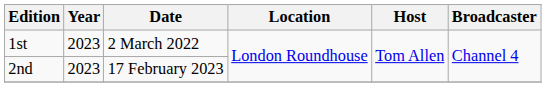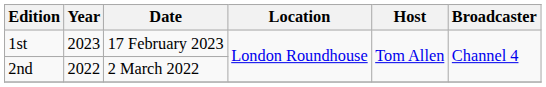(153, 43) 2 March 2022 -> (166, 43) 17 February 2023
(84, 69) 2023 -> (84, 69) 2022
(166, 69) 17 February 2023 -> (153, 69) 2 March 2022
